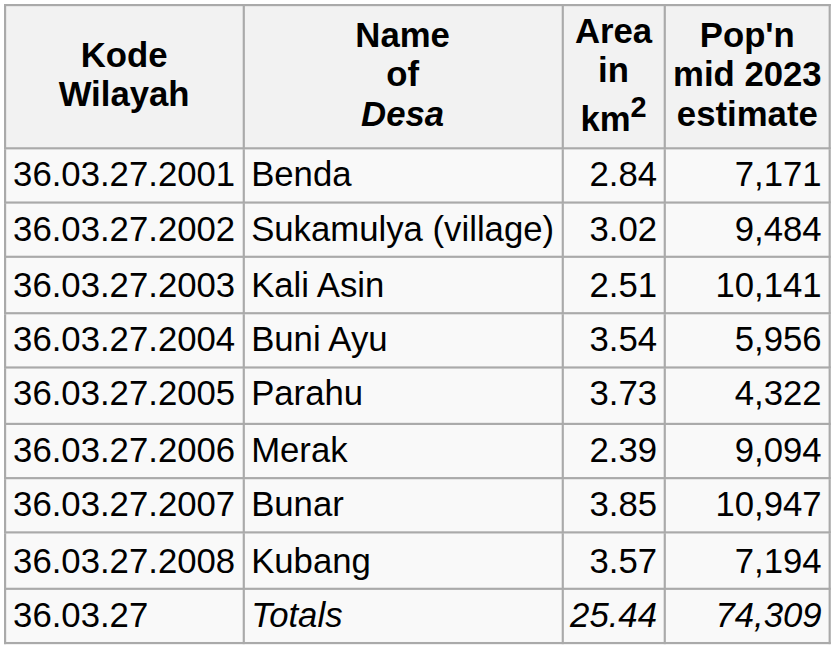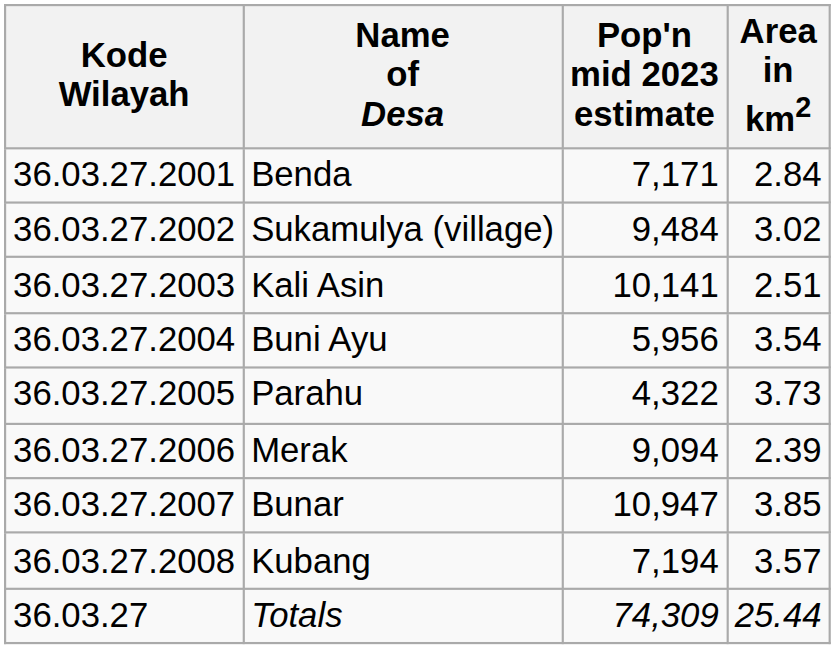columns swapped: (614, 75) <-> (747, 75)
